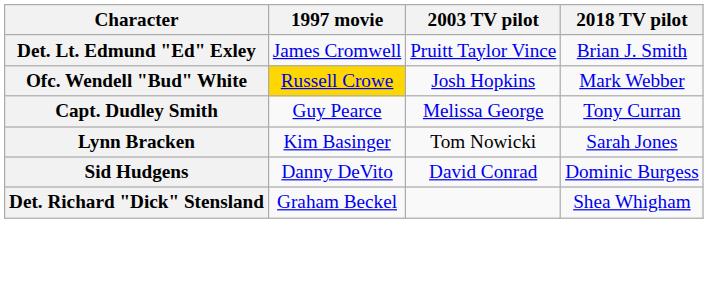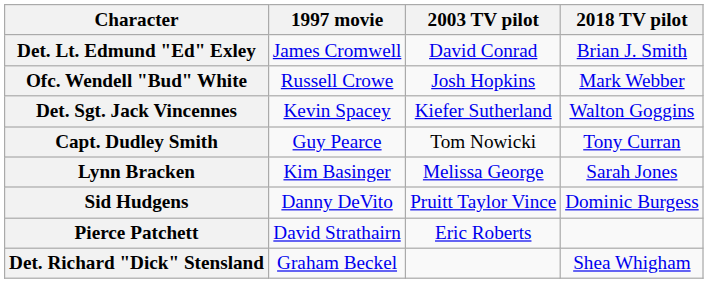(483, 50) Pruitt Taylor Vince -> (483, 50) David Conrad
(337, 80) gold background -> (337, 80) no background
+ row: (136, 111)
(483, 111) Melissa George -> (483, 141) Tom Nowicki
(483, 141) Tom Nowicki -> (483, 171) Melissa George
(483, 171) David Conrad -> (483, 202) Pruitt Taylor Vince
+ row: (136, 232)
